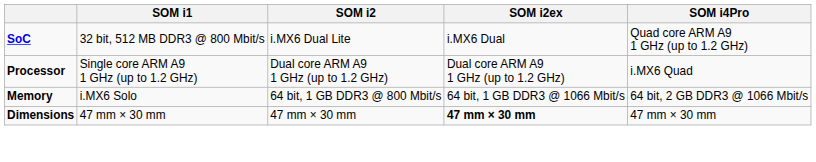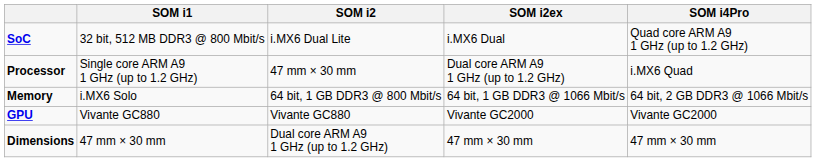(329, 71) Dual core ARM A9 1 GHz (up to 1.2 GHz) -> (313, 71) 47 mm × 30 mm
+ row: (20, 115)
(313, 115) 47 mm × 30 mm -> (329, 141) Dual core ARM A9 1 GHz (up to 1.2 GHz)
(491, 115) bold -> (490, 141) normal
